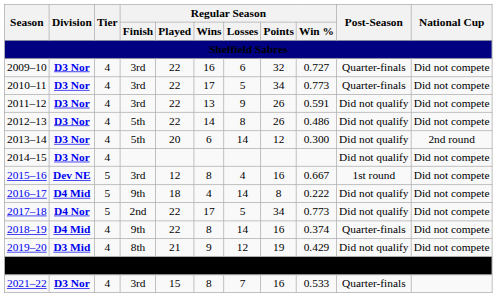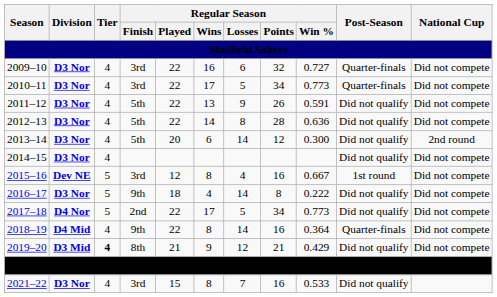(138, 103) 3rd -> (138, 103) 5th
(279, 121) 26 -> (279, 121) 28
(316, 121) 0.486 -> (316, 121) 0.636
(72, 193) D4 Mid -> (72, 193) D3 Nor
(316, 229) 0.374 -> (316, 229) 0.364
(107, 247) normal -> (107, 247) bold
(279, 247) 19 -> (279, 247) 21
(374, 283) Quarter-finals -> (374, 283) Did not qualify
